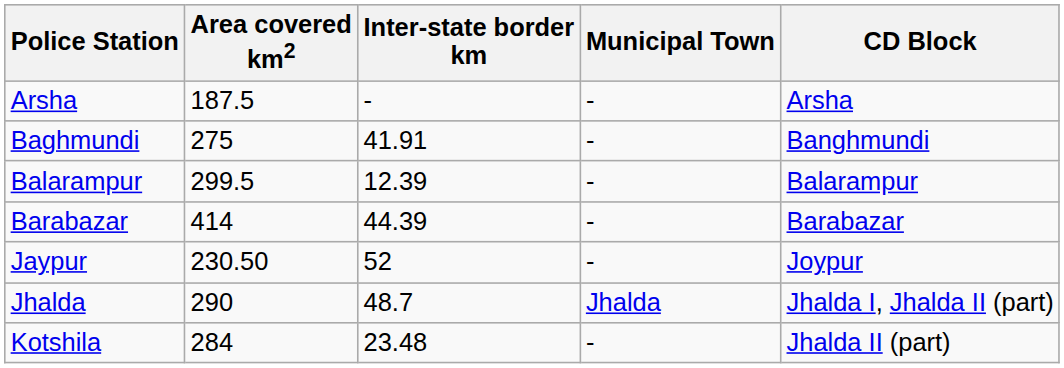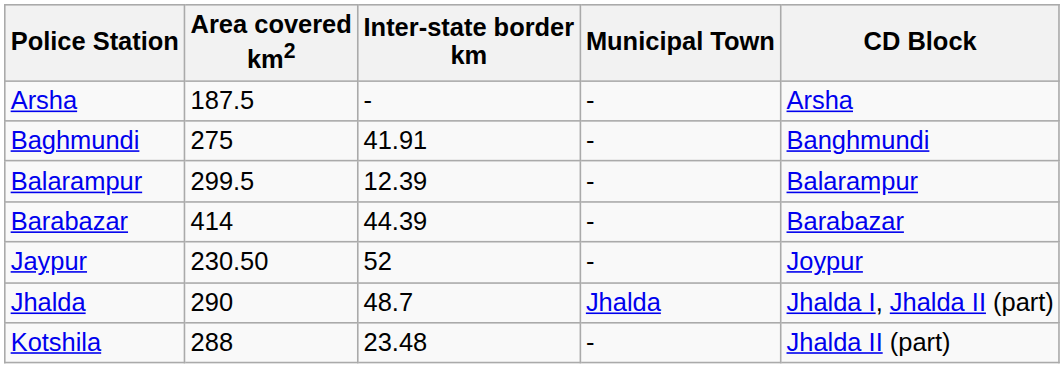(212, 342) 284 -> (212, 342) 288
